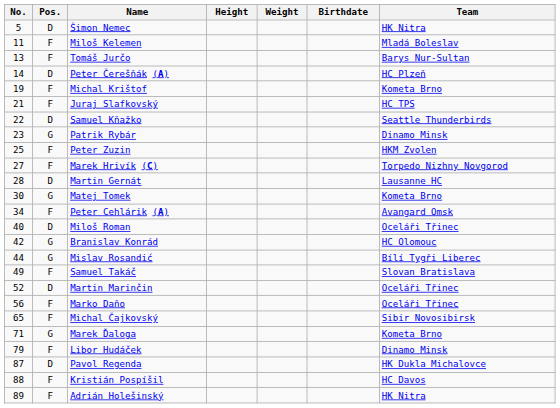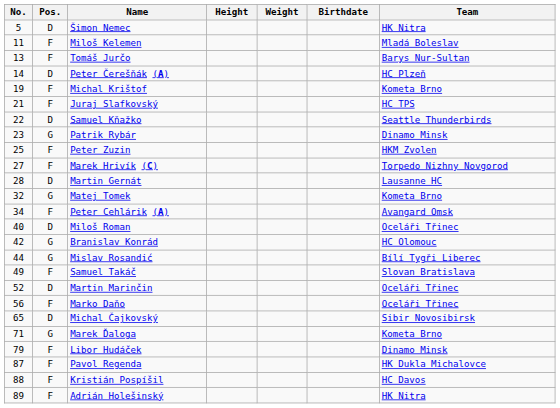(18, 196) 30 -> (18, 196) 32
(50, 318) F -> (50, 318) D
(50, 364) D -> (50, 364) F
